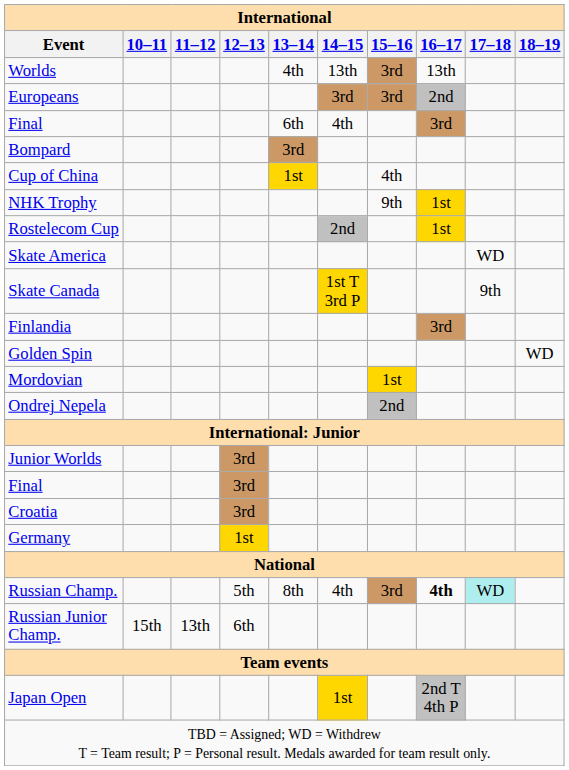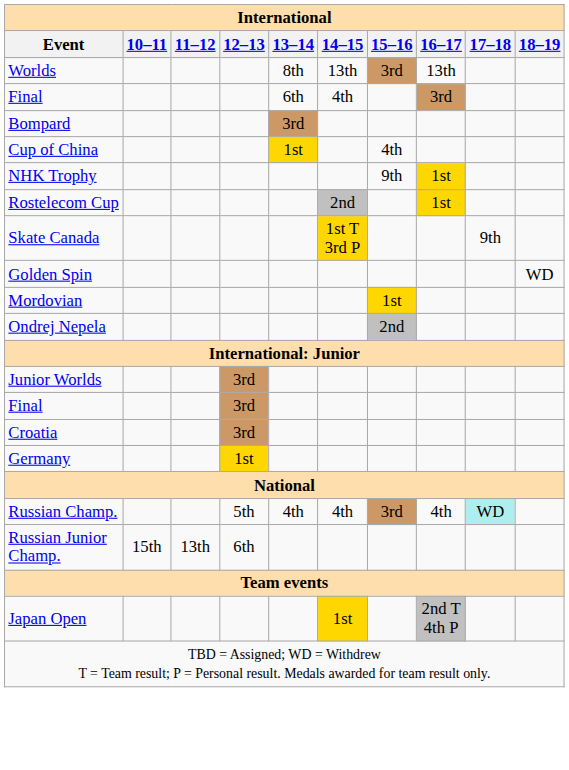(293, 70) 4th -> (293, 70) 8th
- row: (43, 96)
- row: (57, 255)
- row: (40, 326)
(293, 590) 8th -> (293, 511) 4th
(441, 590) bold -> (441, 511) normal
